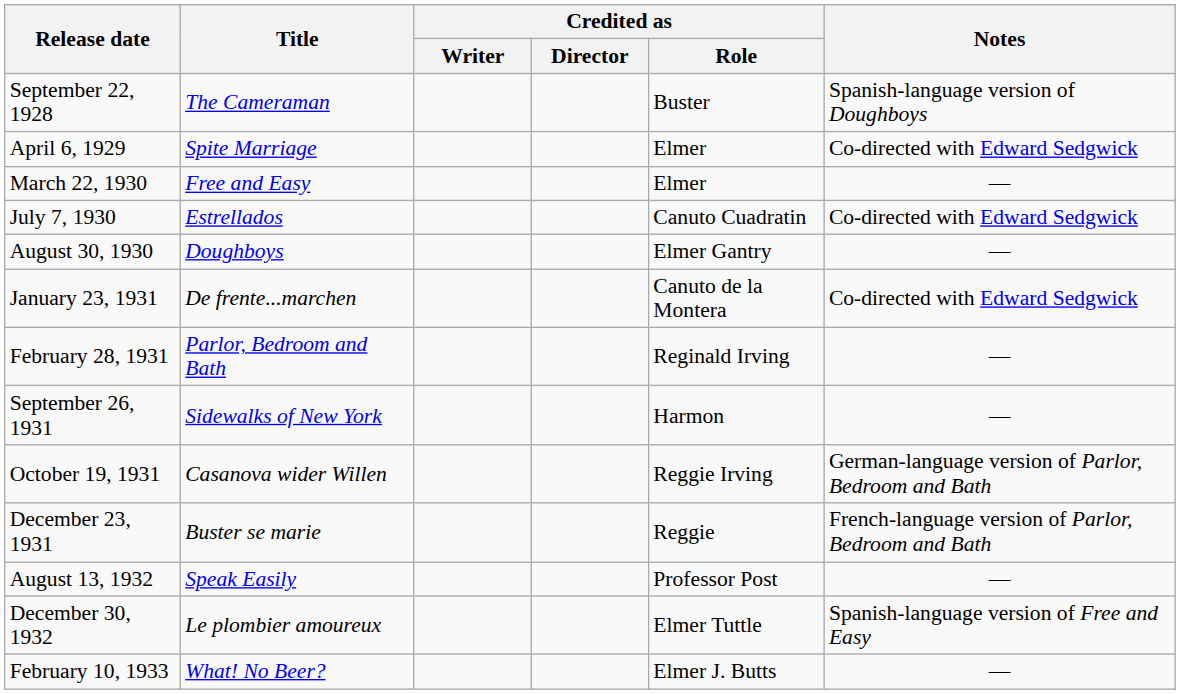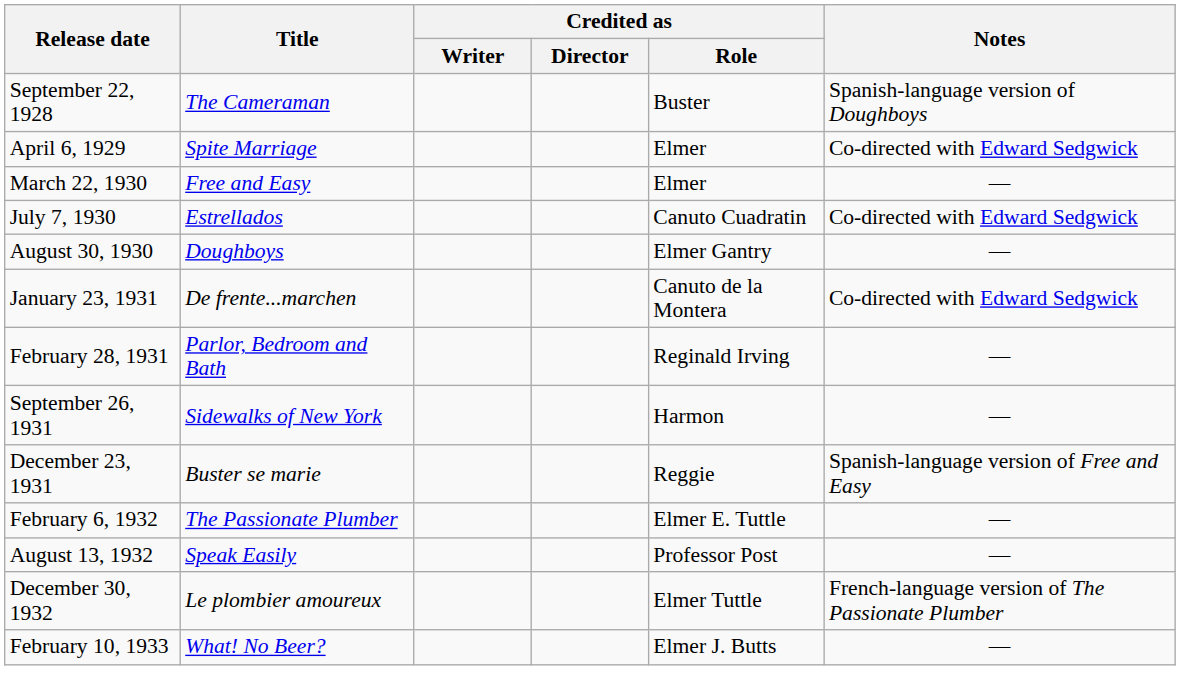- row: (85, 473)
(981, 532) French-language version of Parlor, Bedroom and Bath -> (993, 473) Spanish-language version of Free and Easy
+ row: (84, 519)
(993, 624) Spanish-language version of Free and Easy -> (967, 600) French-language version of The Passionate Plumber
